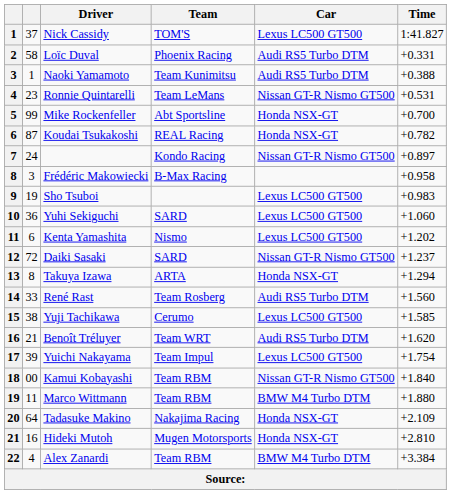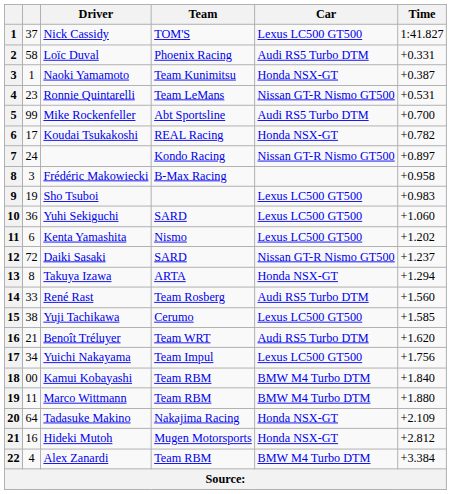(313, 74) Audi RS5 Turbo DTM -> (298, 74) Honda NSX-GT
(418, 74) +0.388 -> (418, 74) +0.387
(298, 115) Honda NSX-GT -> (313, 115) Audi RS5 Turbo DTM
(31, 135) 87 -> (31, 135) 17
(31, 357) 39 -> (31, 357) 34
(418, 357) +1.754 -> (418, 357) +1.756
(326, 377) Nissan GT-R Nismo GT500 -> (314, 377) BMW M4 Turbo DTM
(418, 438) +2.810 -> (418, 438) +2.812
